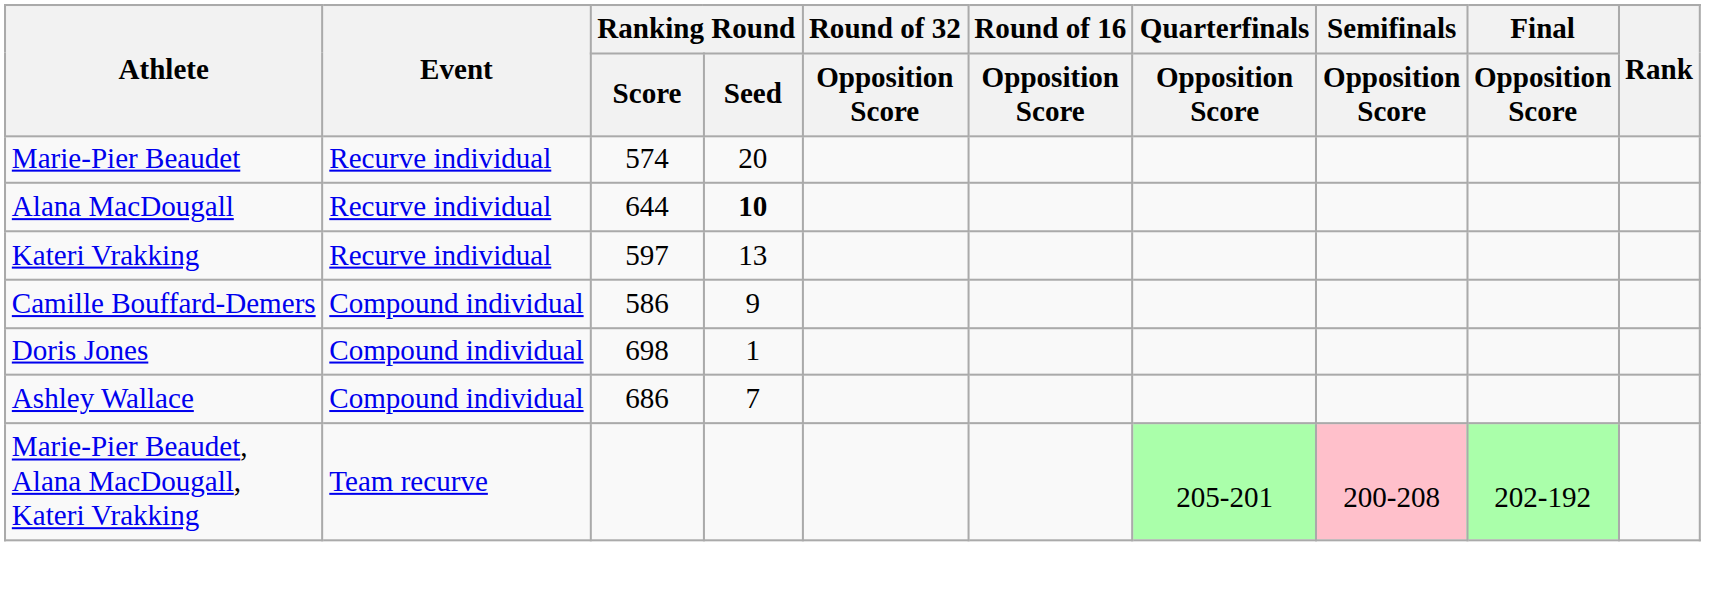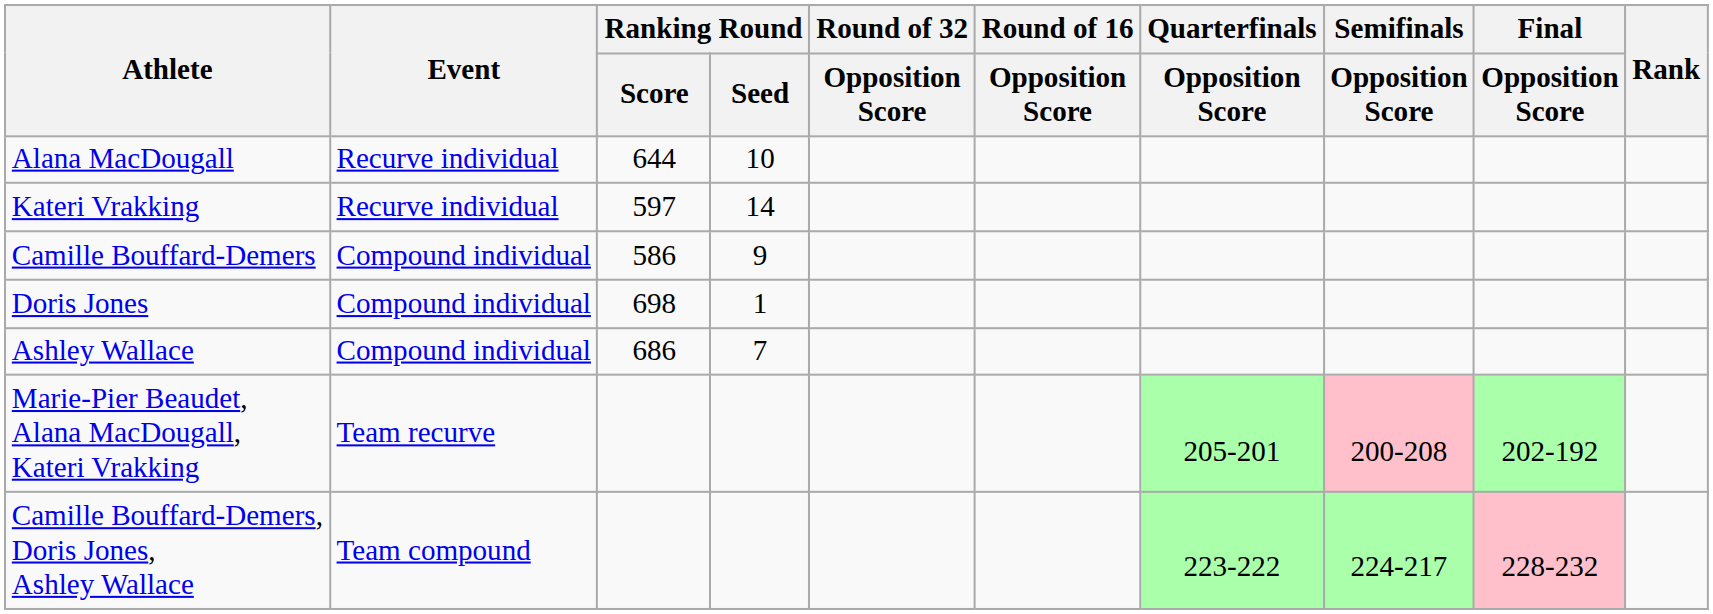- row: (126, 159)
(753, 207) bold -> (760, 159) normal
(753, 255) 13 -> (760, 207) 14
+ row: (167, 550)
